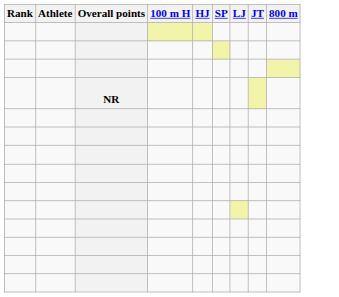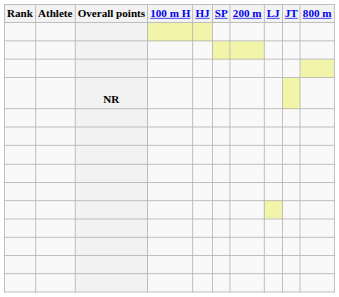+ column: (247, 13)
